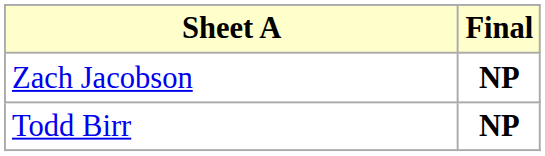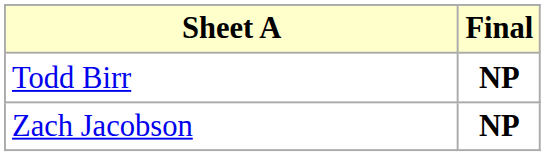rows swapped: (72, 125) <-> (102, 77)
